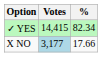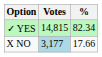(55, 28) 14,415 -> (55, 28) 14,815
